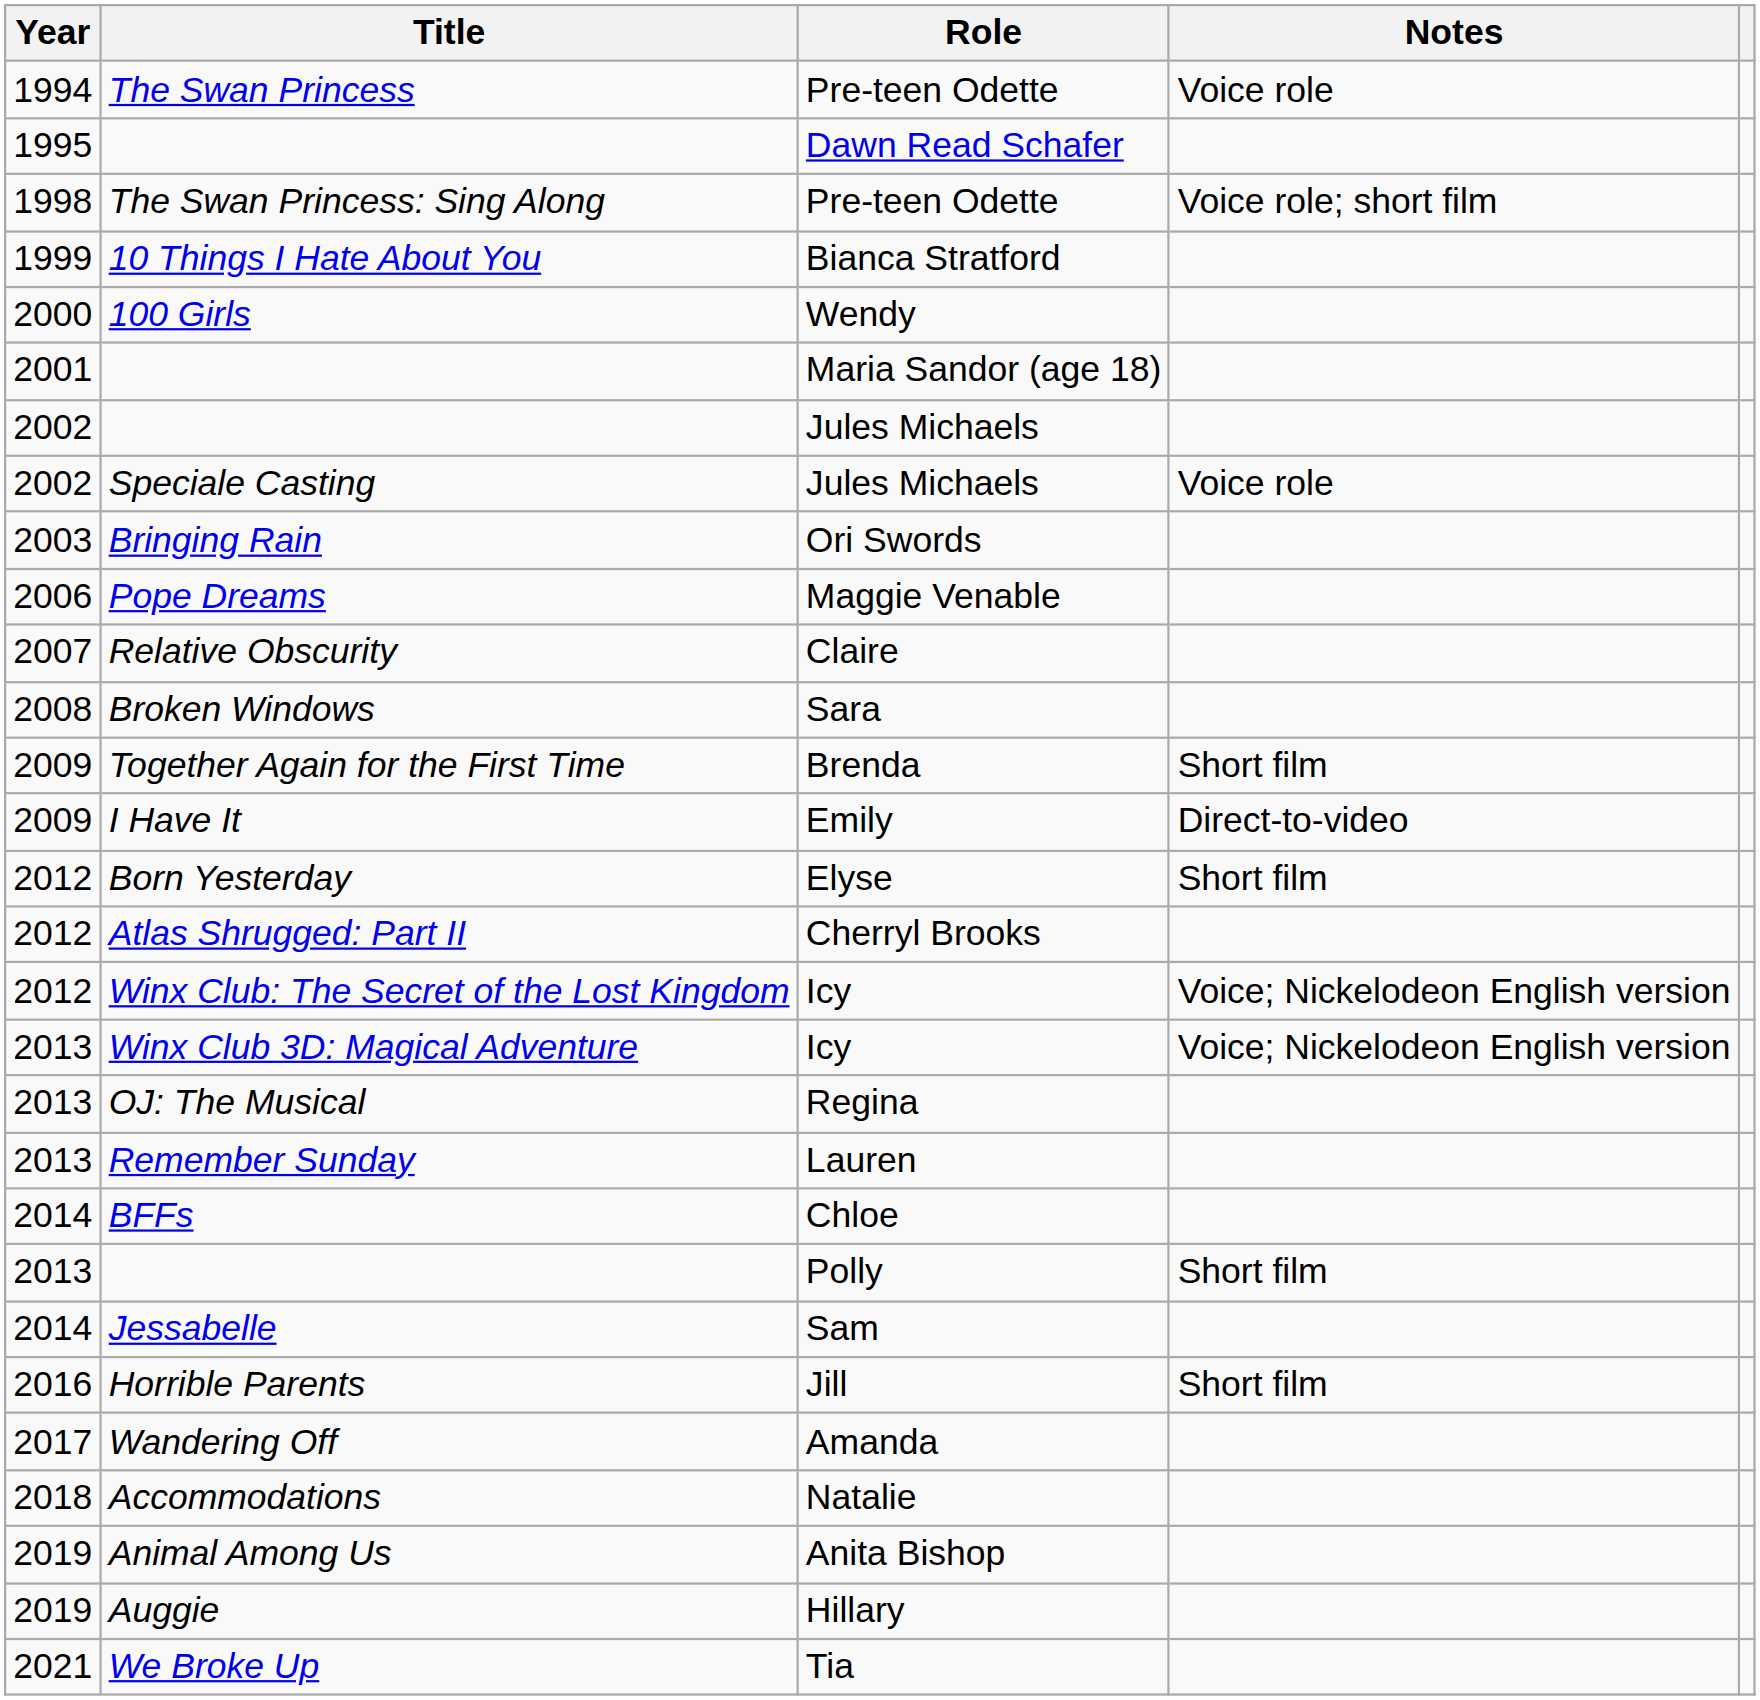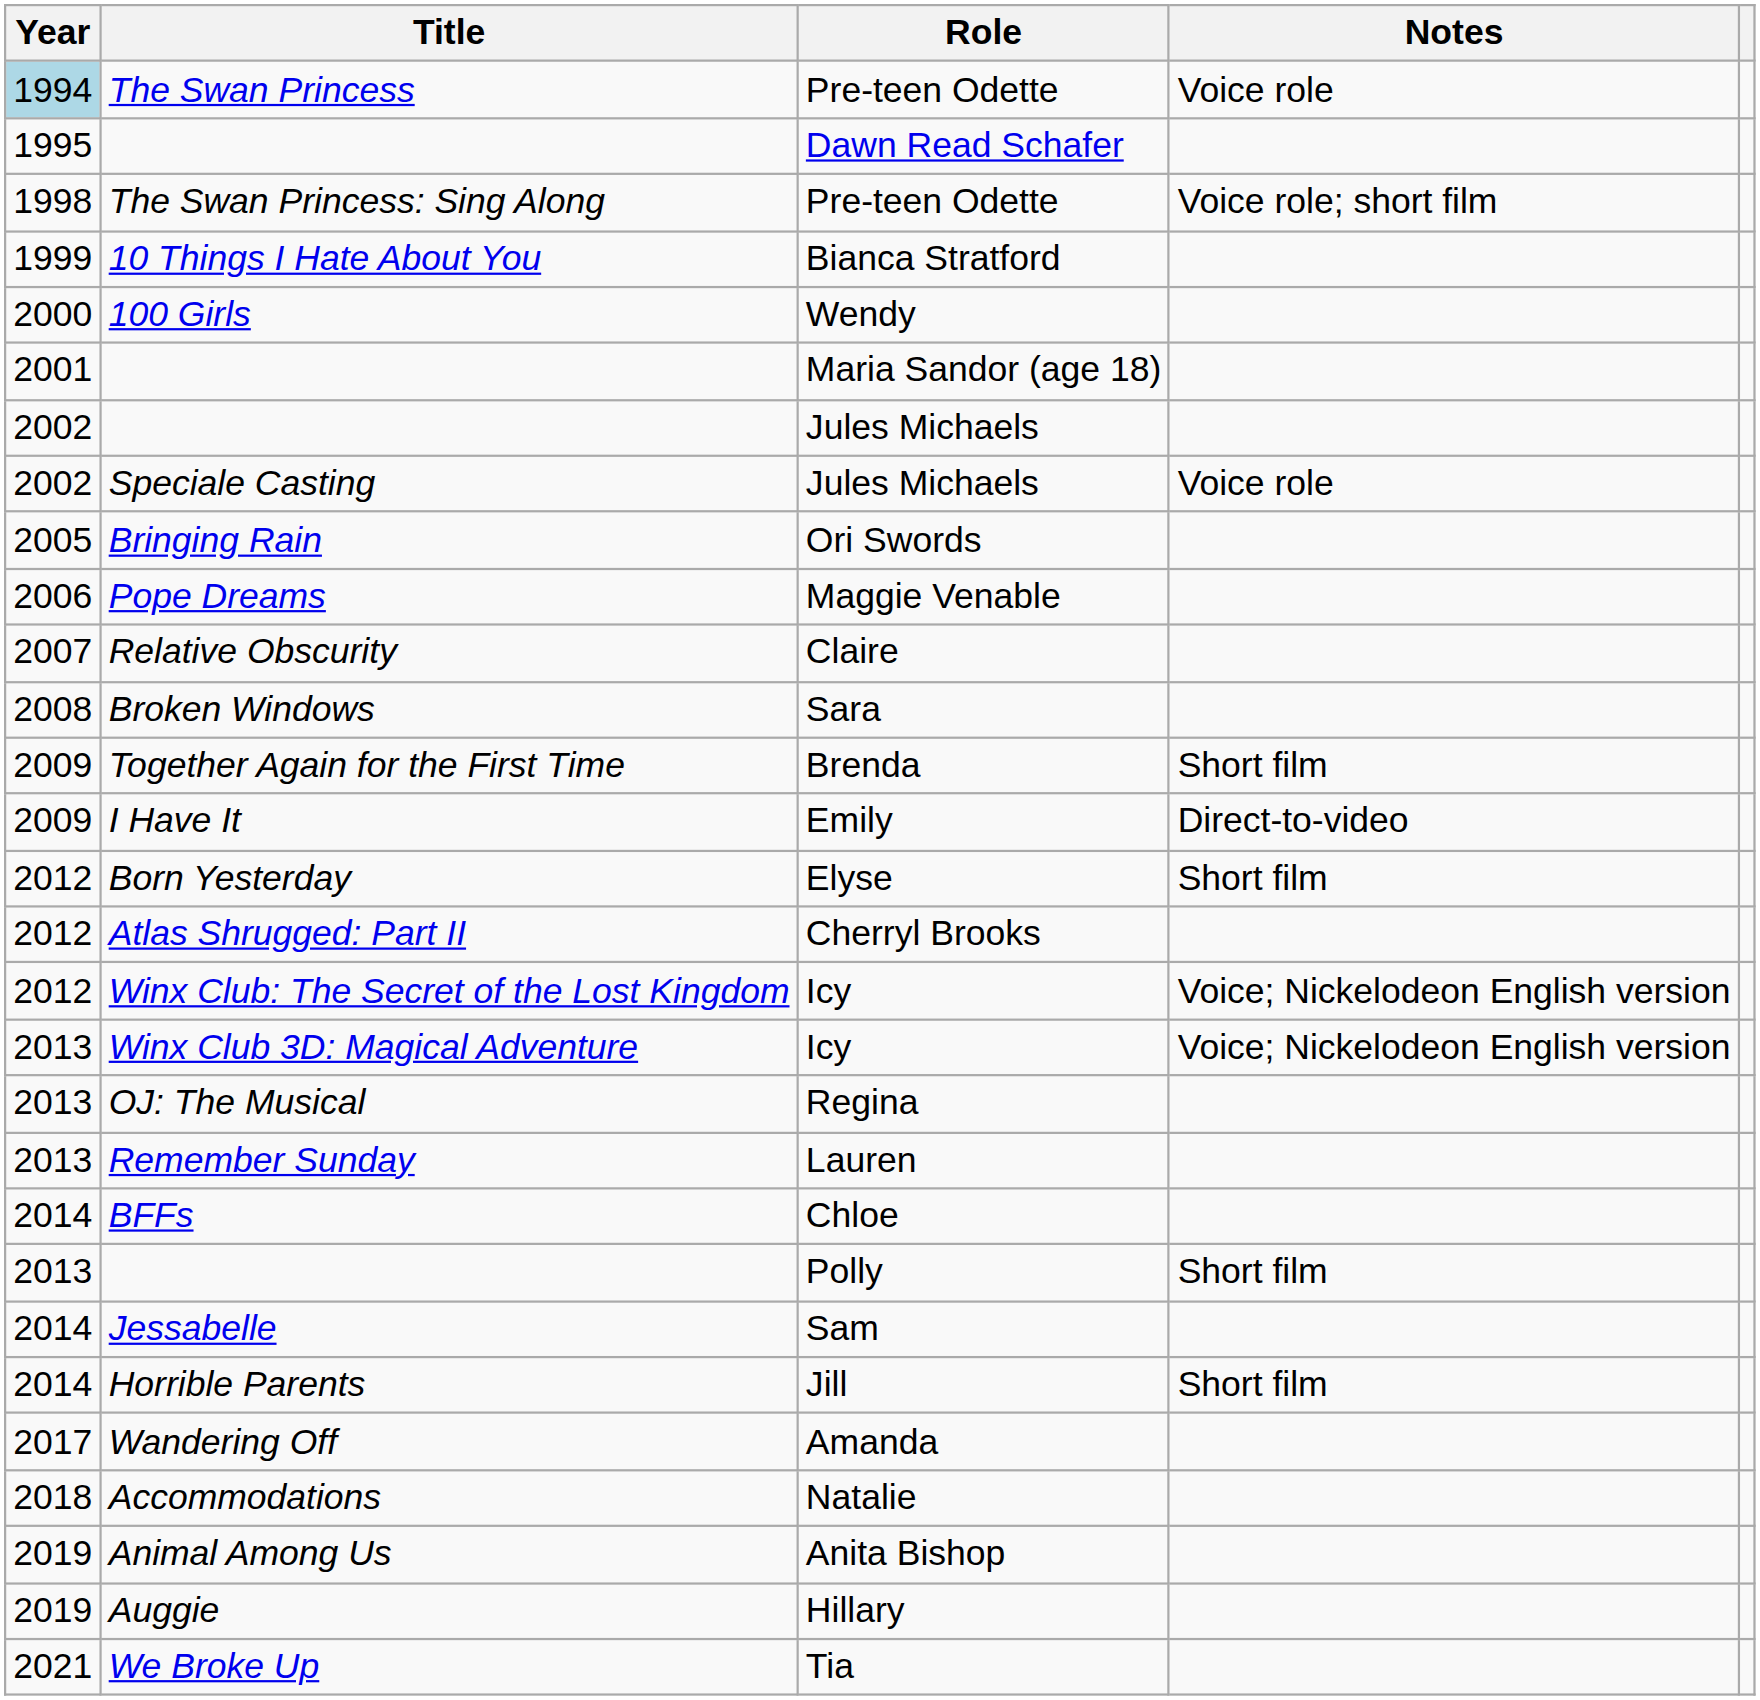(53, 88) no background -> (53, 88) lightblue background
(53, 539) 2003 -> (53, 539) 2005
(53, 1384) 2016 -> (53, 1384) 2014
